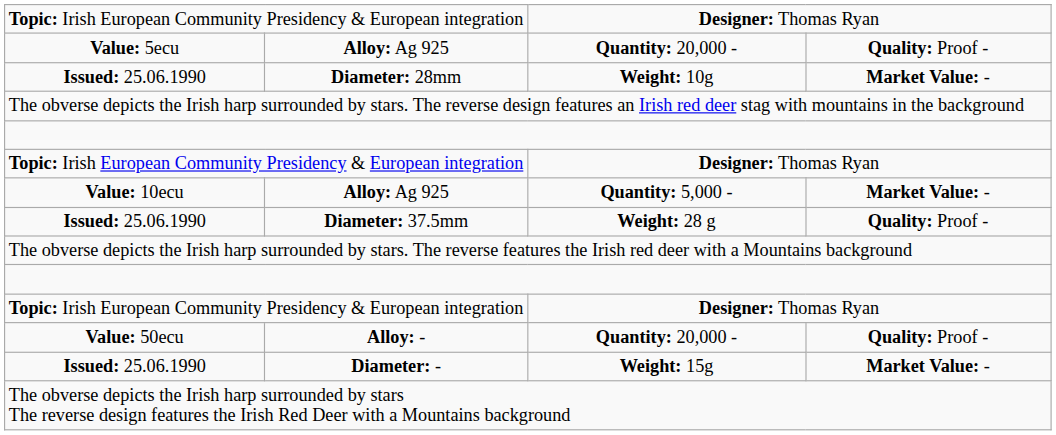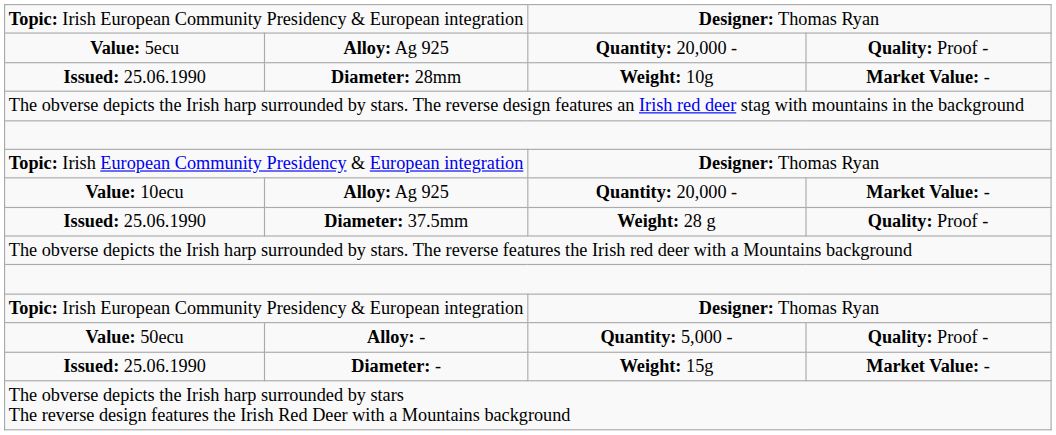(667, 192) Quantity: 5,000 - -> (667, 192) Quantity: 20,000 -
(667, 337) Quantity: 20,000 - -> (667, 337) Quantity: 5,000 -
